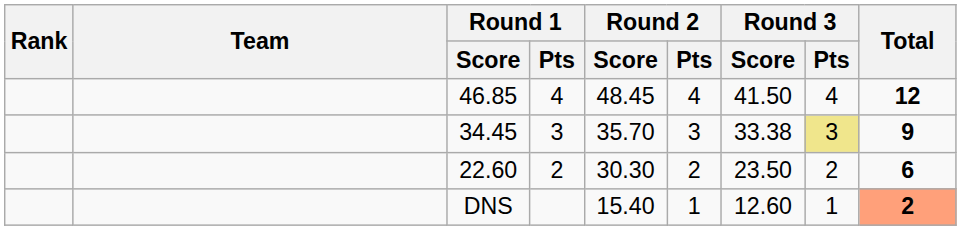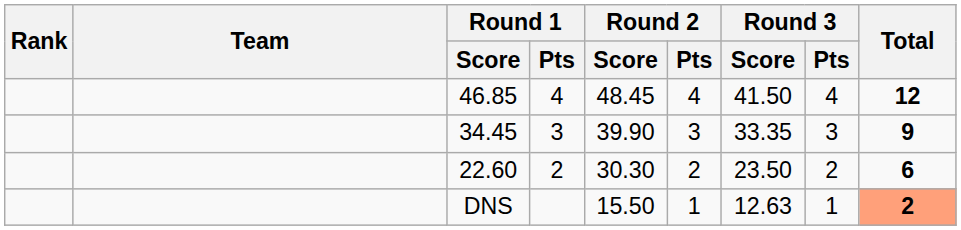(626, 133) 35.70 -> (626, 133) 39.90
(763, 133) 33.38 -> (763, 133) 33.35
(832, 133) khaki background -> (832, 133) no background
(626, 206) 15.40 -> (626, 206) 15.50
(763, 206) 12.60 -> (763, 206) 12.63
